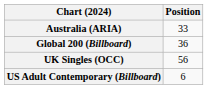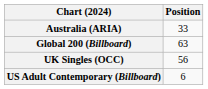(183, 44) 36 -> (183, 44) 63
